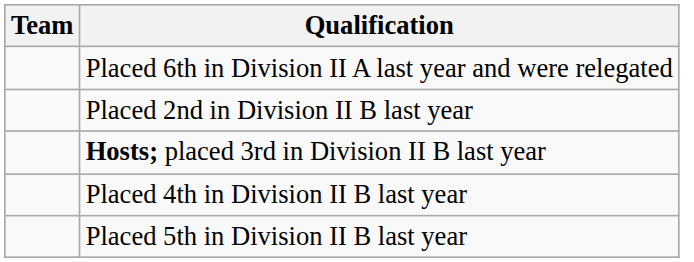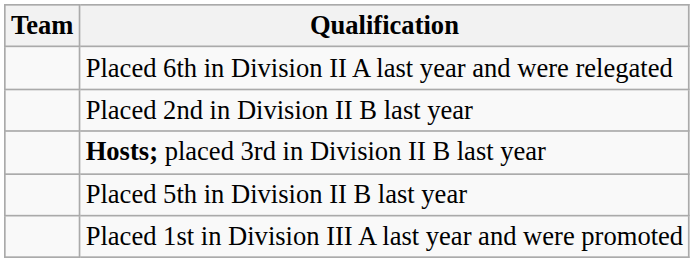- row: (276, 194)
+ row: (384, 236)
